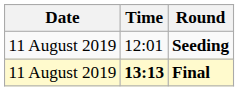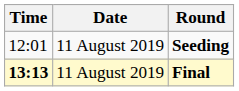columns swapped: (62, 18) <-> (144, 18)
